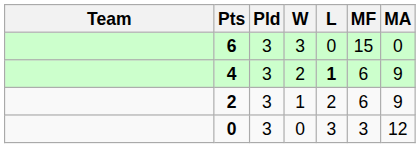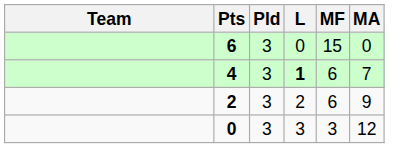- column: (300, 19)
(398, 74) 9 -> (367, 74) 7
